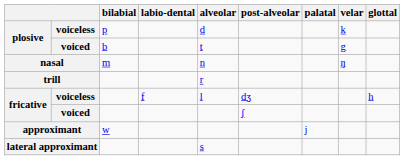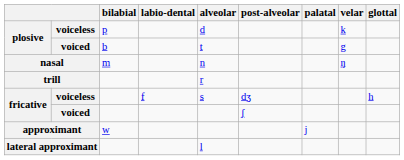(201, 96) l -> (202, 96) s
(202, 146) s -> (201, 146) l
